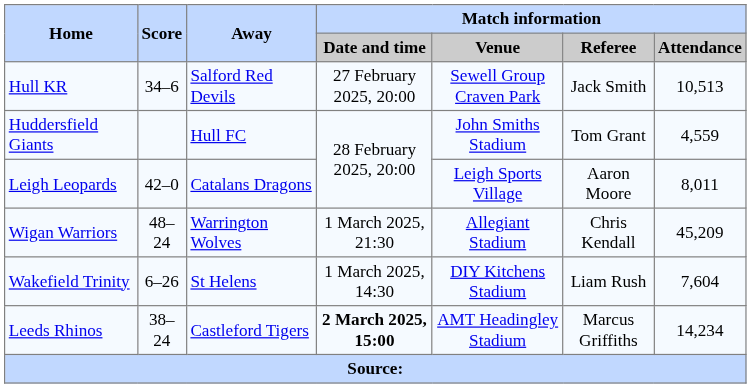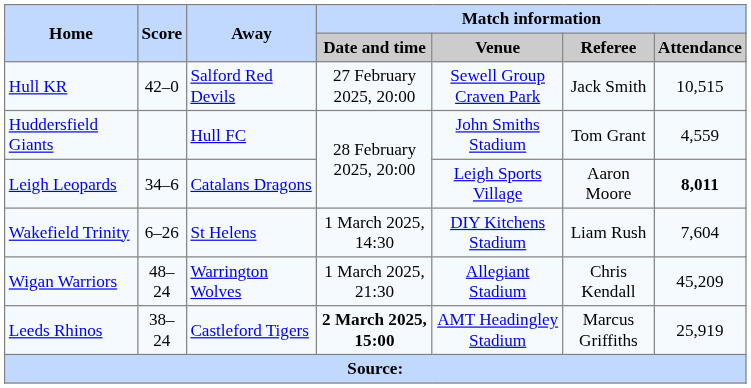(162, 86) 34–6 -> (162, 86) 42–0
(700, 86) 10,513 -> (700, 86) 10,515
(162, 183) 42–0 -> (162, 183) 34–6
(700, 183) normal -> (700, 183) bold
rows swapped: (69, 281) <-> (63, 232)
(700, 329) 14,234 -> (700, 329) 25,919
